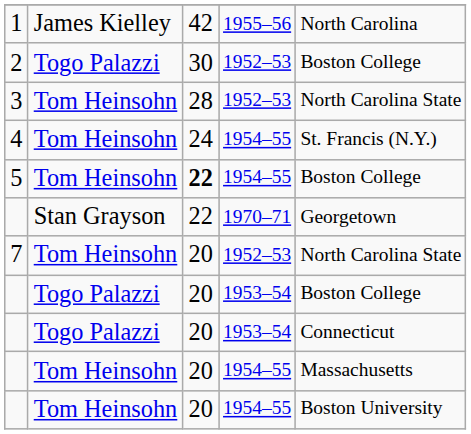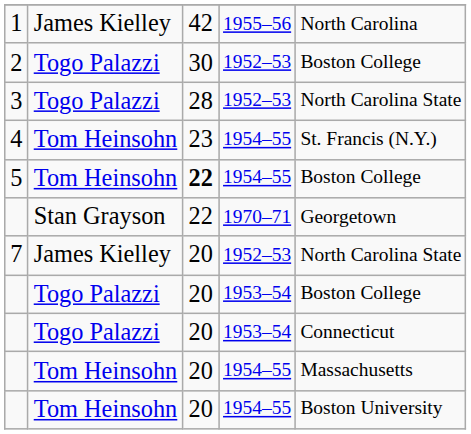(106, 100) Tom Heinsohn -> (97, 100) Togo Palazzi
(201, 139) 24 -> (201, 139) 23
(106, 255) Tom Heinsohn -> (102, 255) James Kielley
